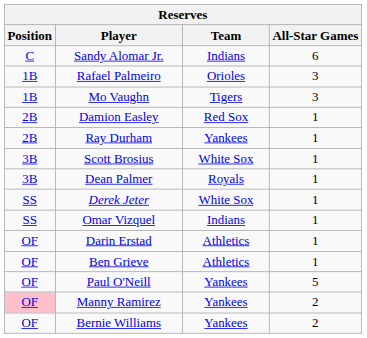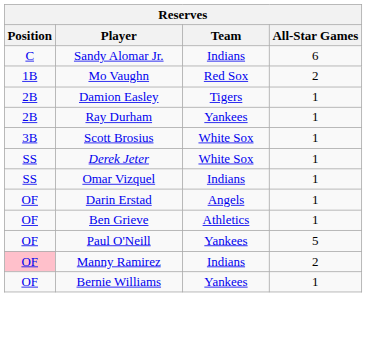- row: (119, 76)
(226, 96) Tigers -> (226, 76) Red Sox
(315, 96) 3 -> (315, 76) 2
(226, 117) Red Sox -> (226, 96) Tigers
- row: (119, 179)
(226, 240) Athletics -> (226, 199) Angels
(226, 302) Yankees -> (226, 261) Indians
(315, 323) 2 -> (315, 281) 1
